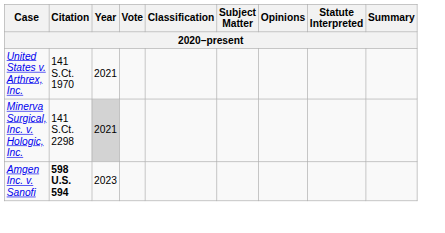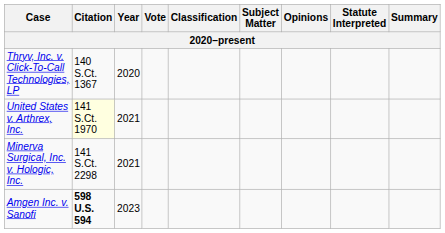+ row: (38, 73)
(63, 73) no background -> (86, 118) lightyellow background
(105, 130) lightgrey background -> (128, 163) no background
